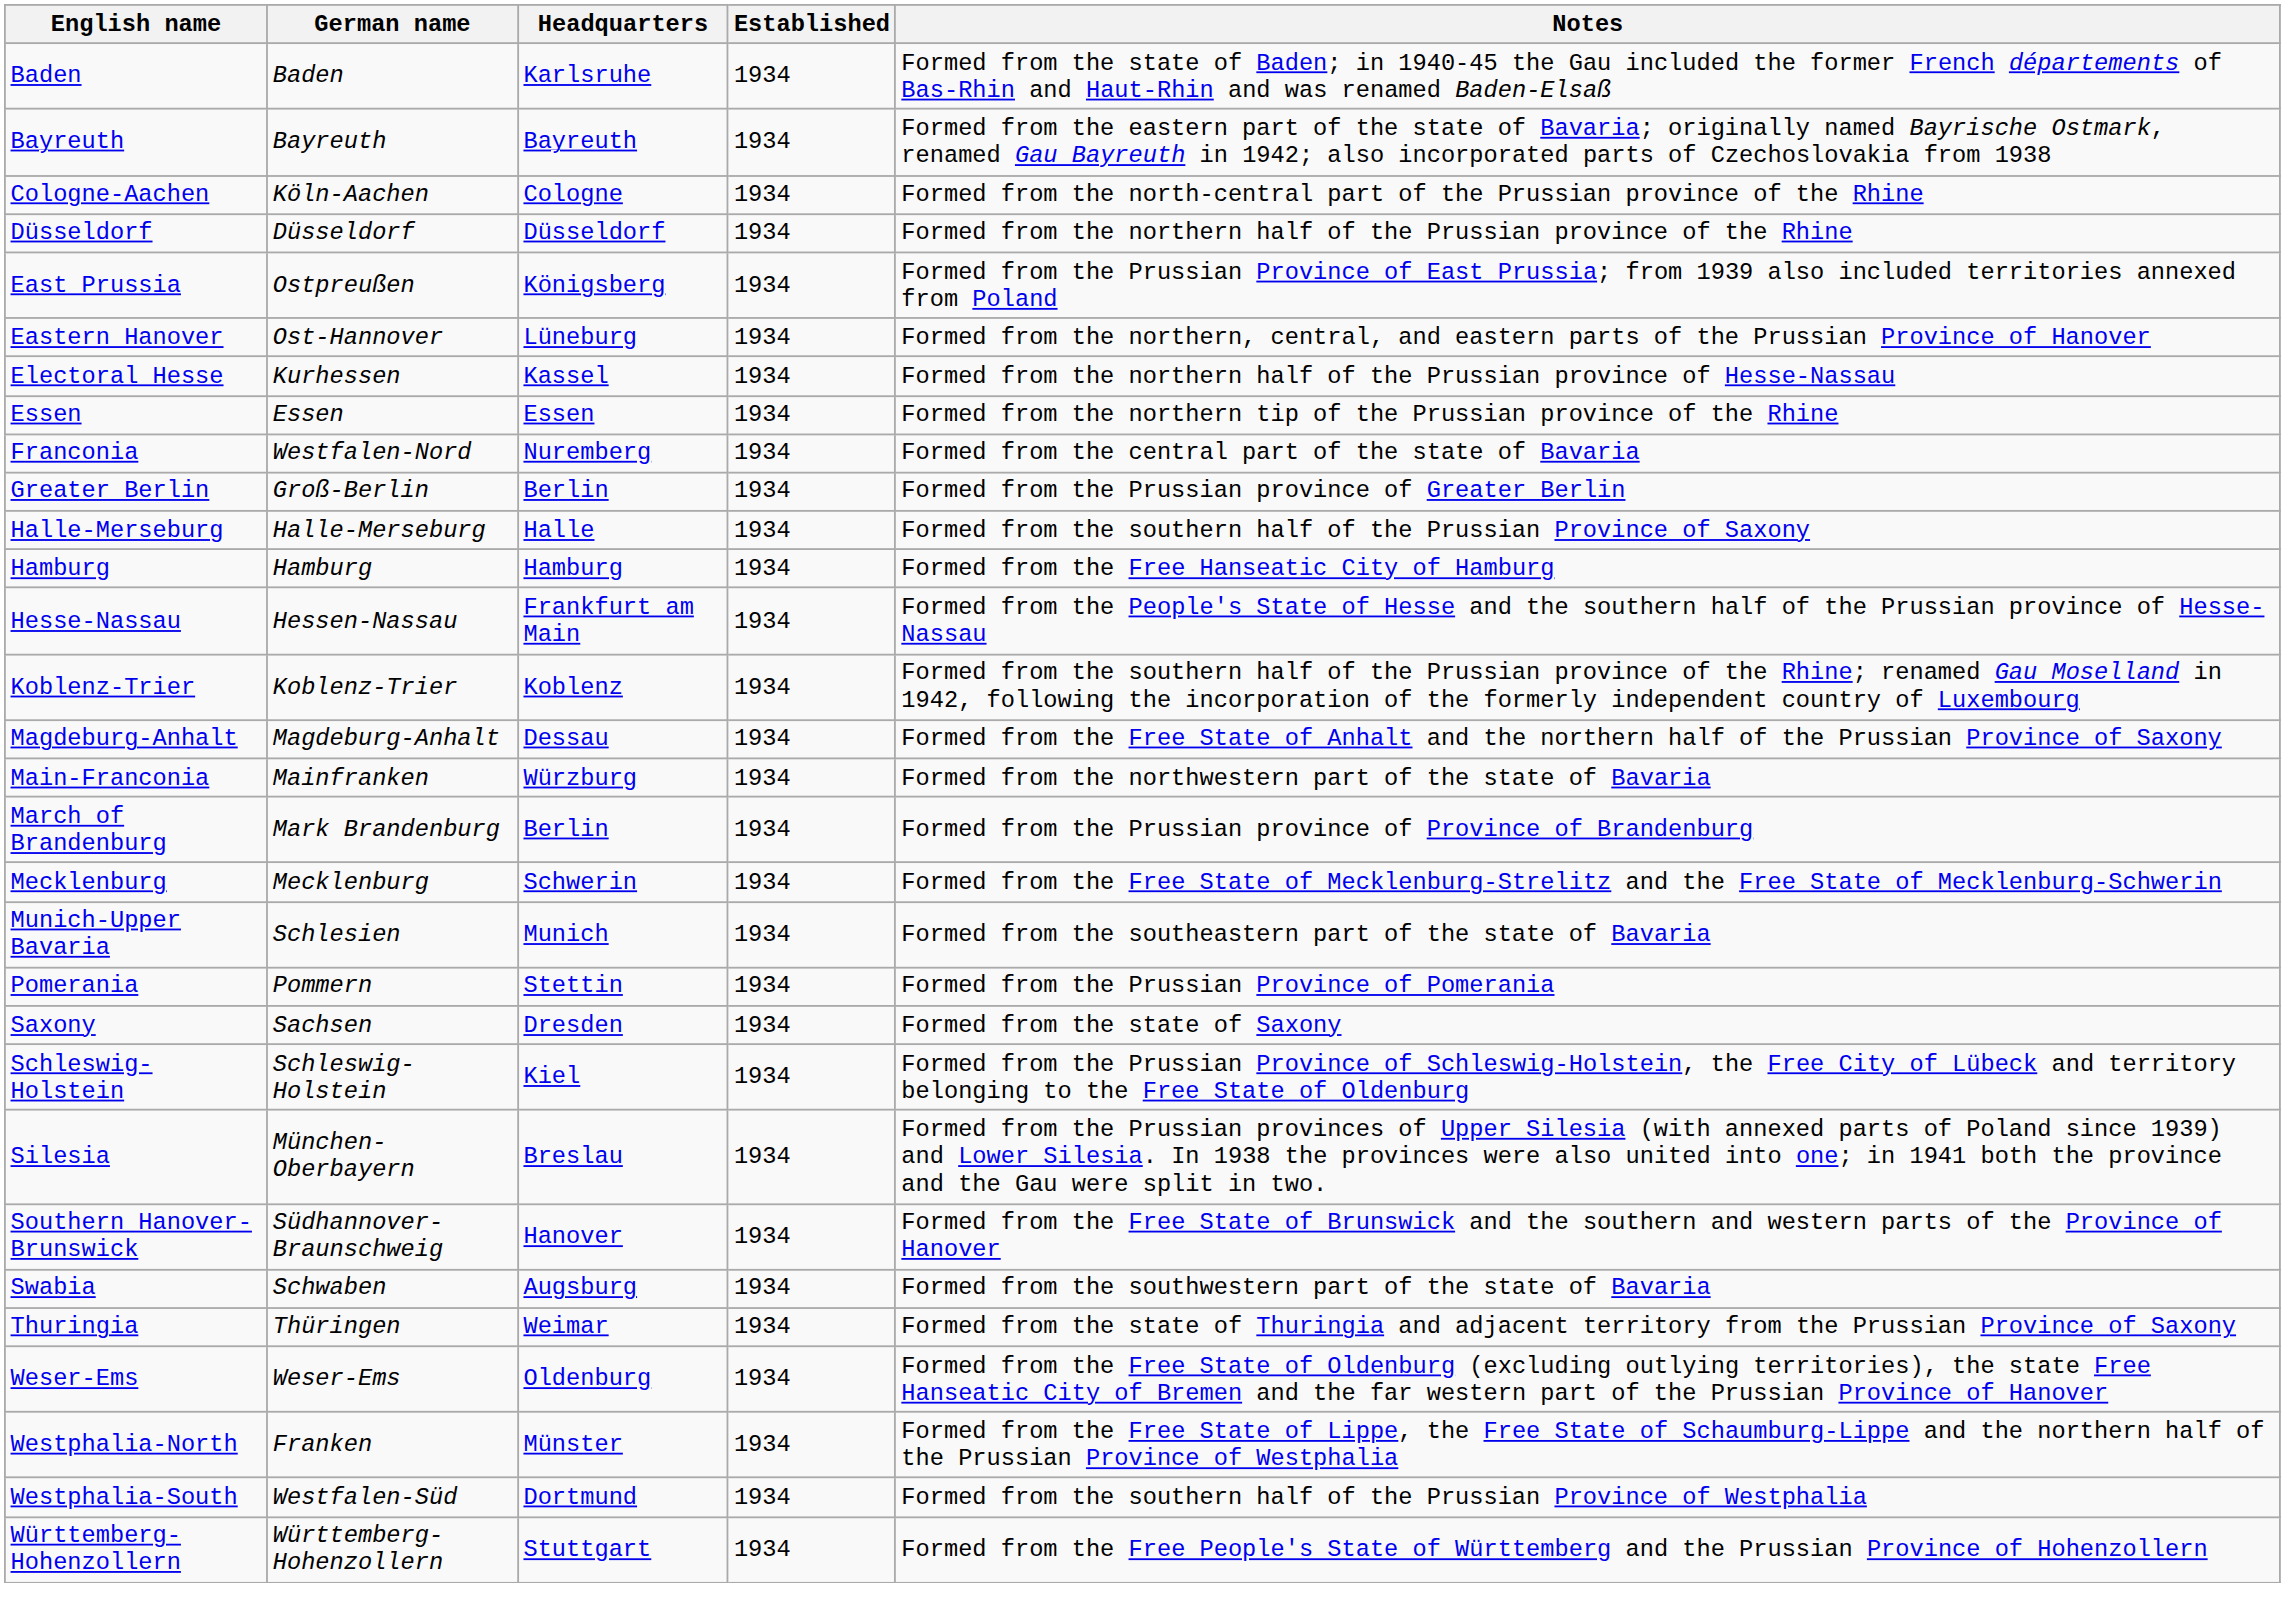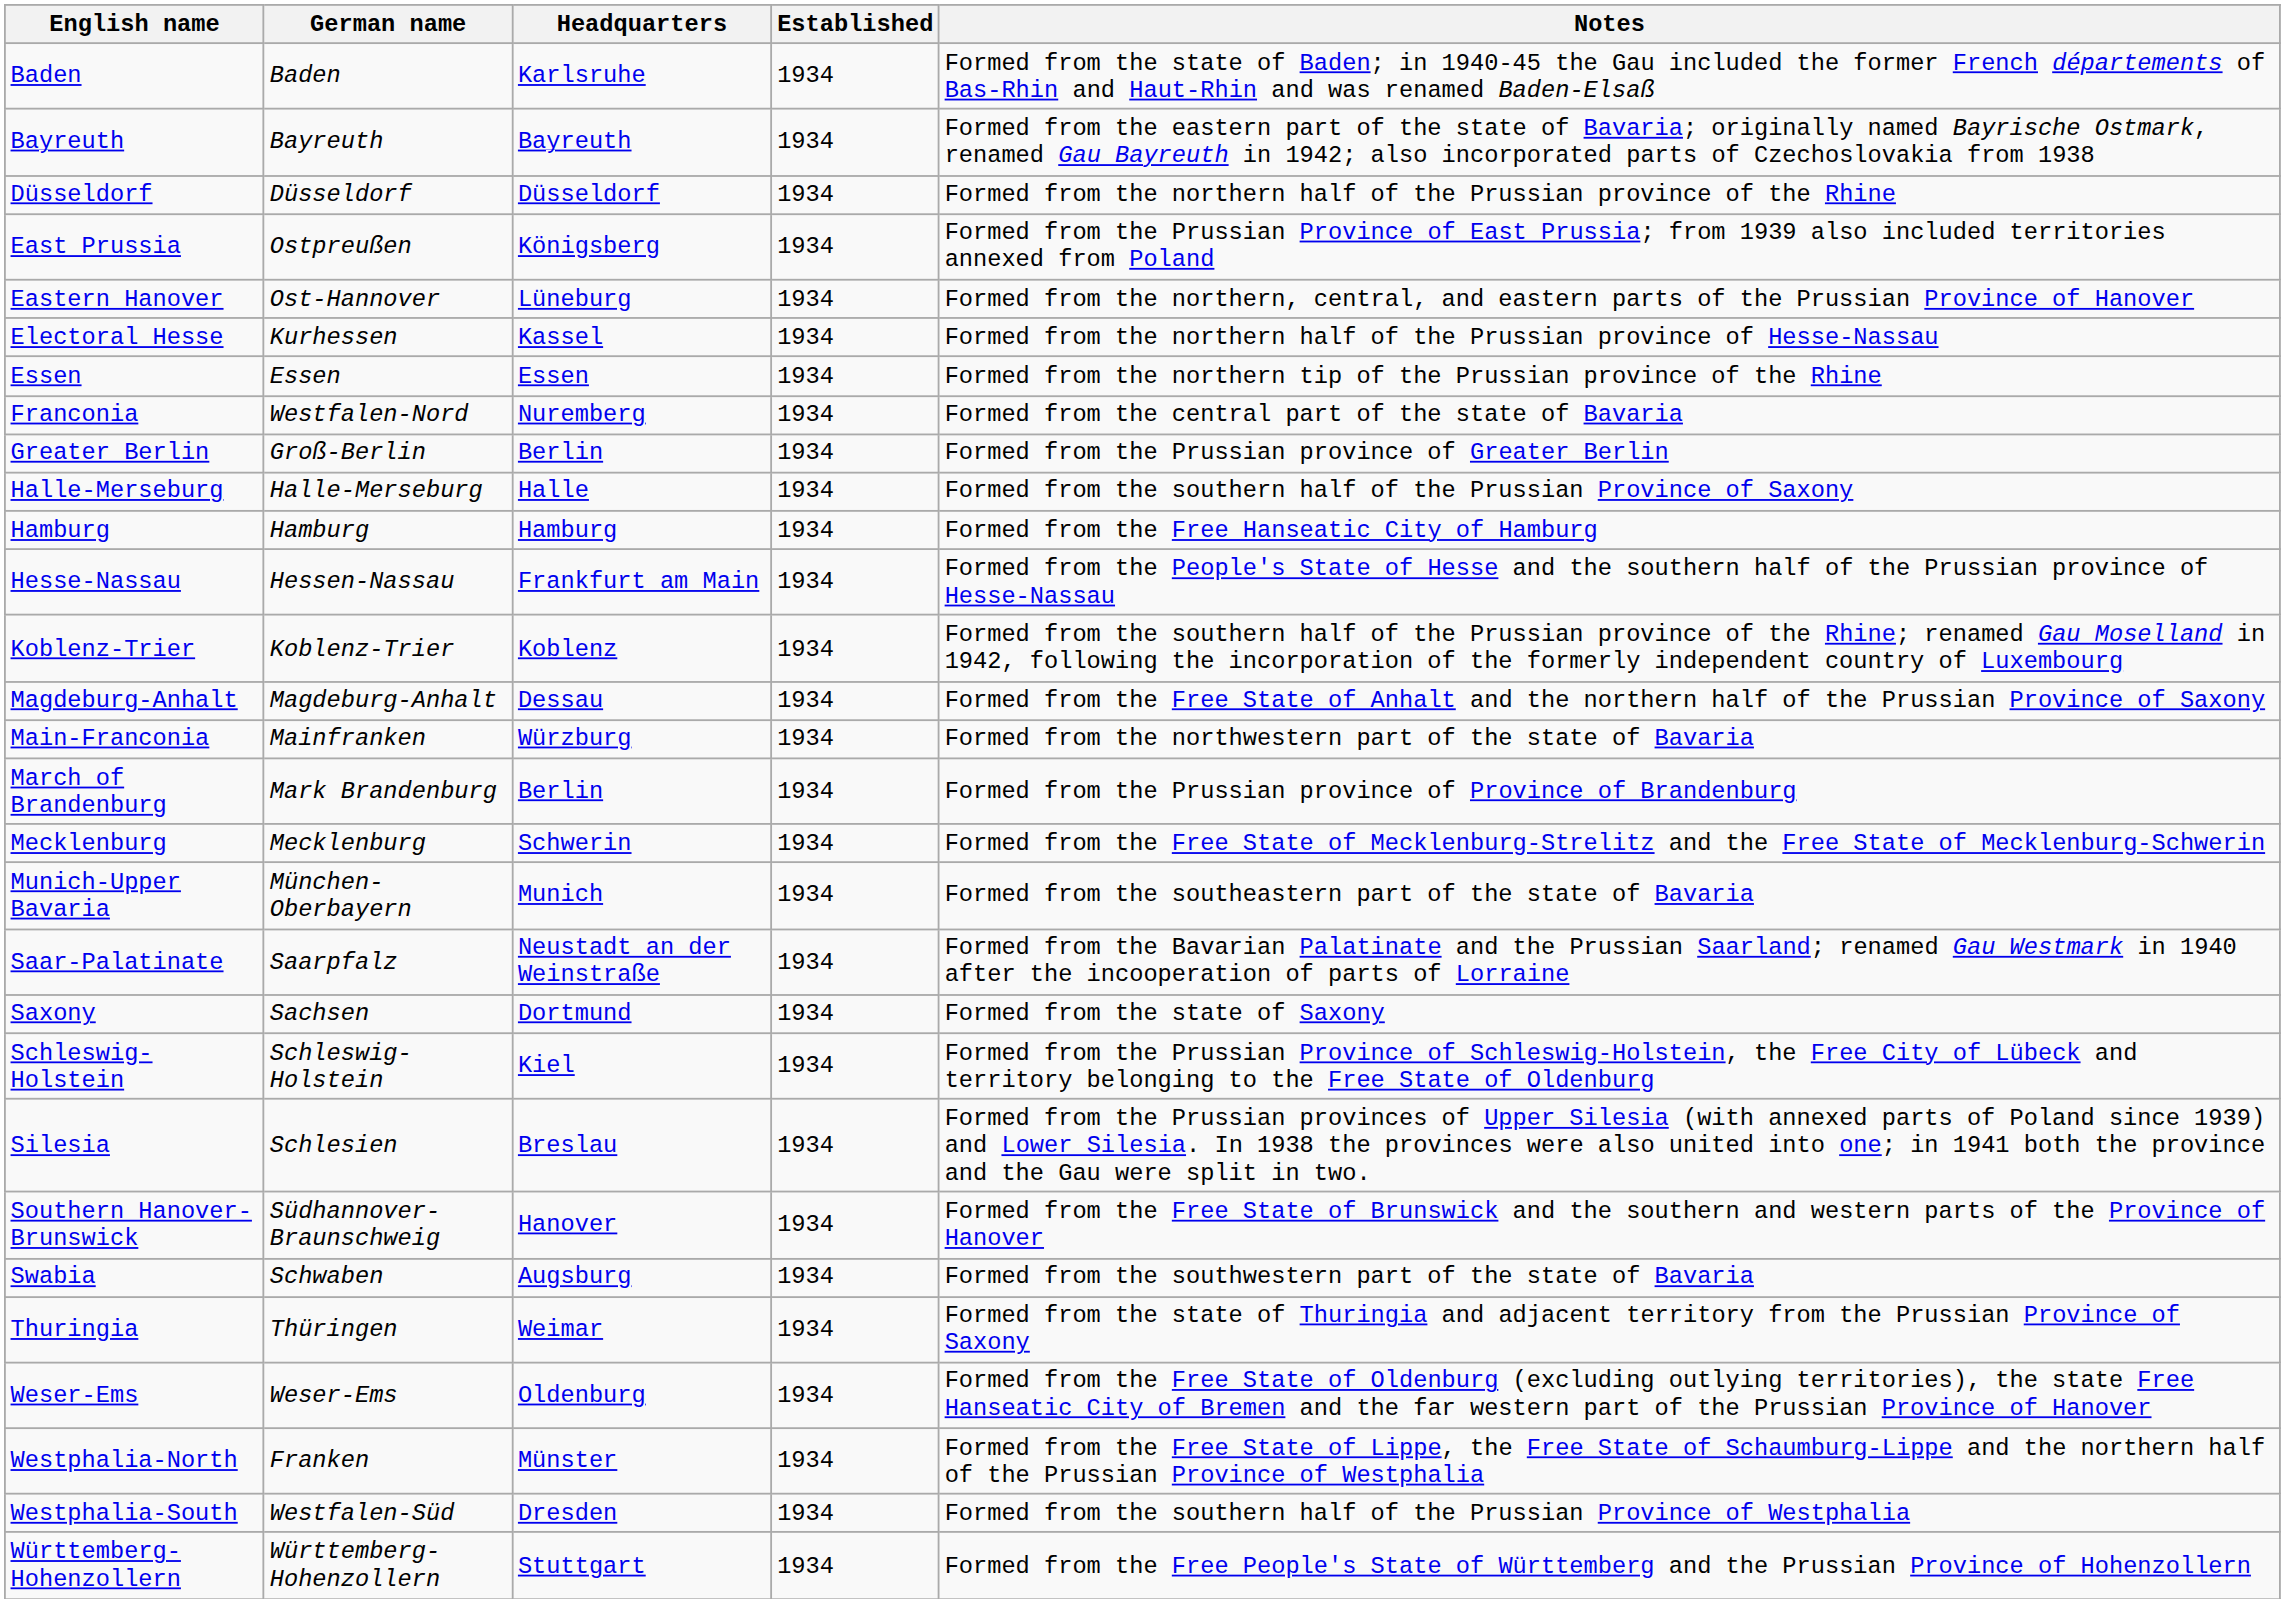- row: (110, 194)
(337, 934) Schlesien -> (341, 896) München-Oberbayern
- row: (74, 987)
+ row: (117, 962)
(573, 1025) Dresden -> (575, 1014) Dortmund
(344, 1157) München-Oberbayern -> (334, 1146) Schlesien
(580, 1497) Dortmund -> (568, 1513) Dresden
